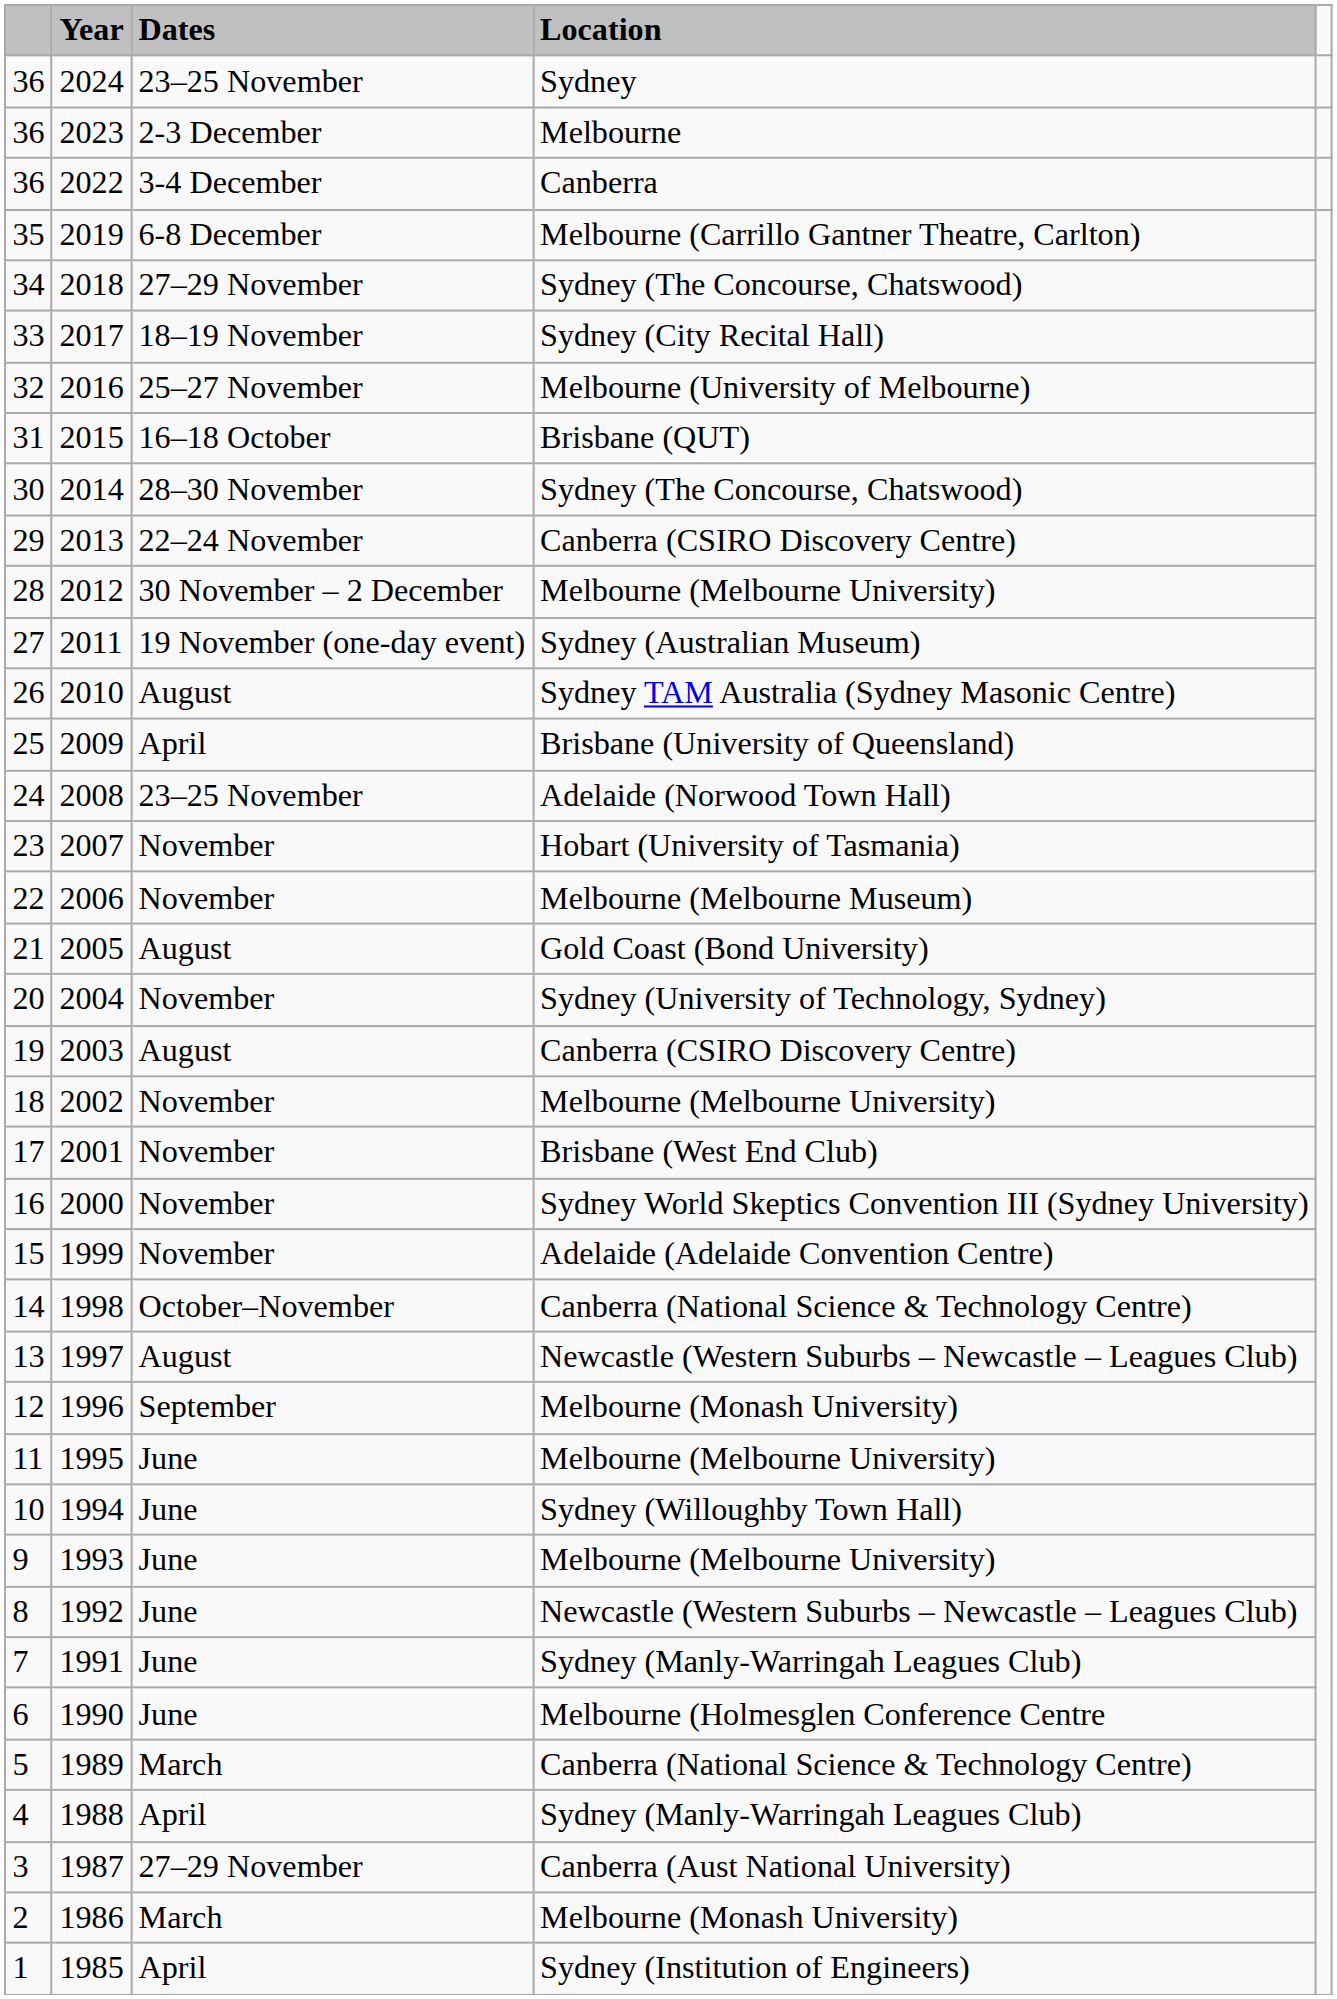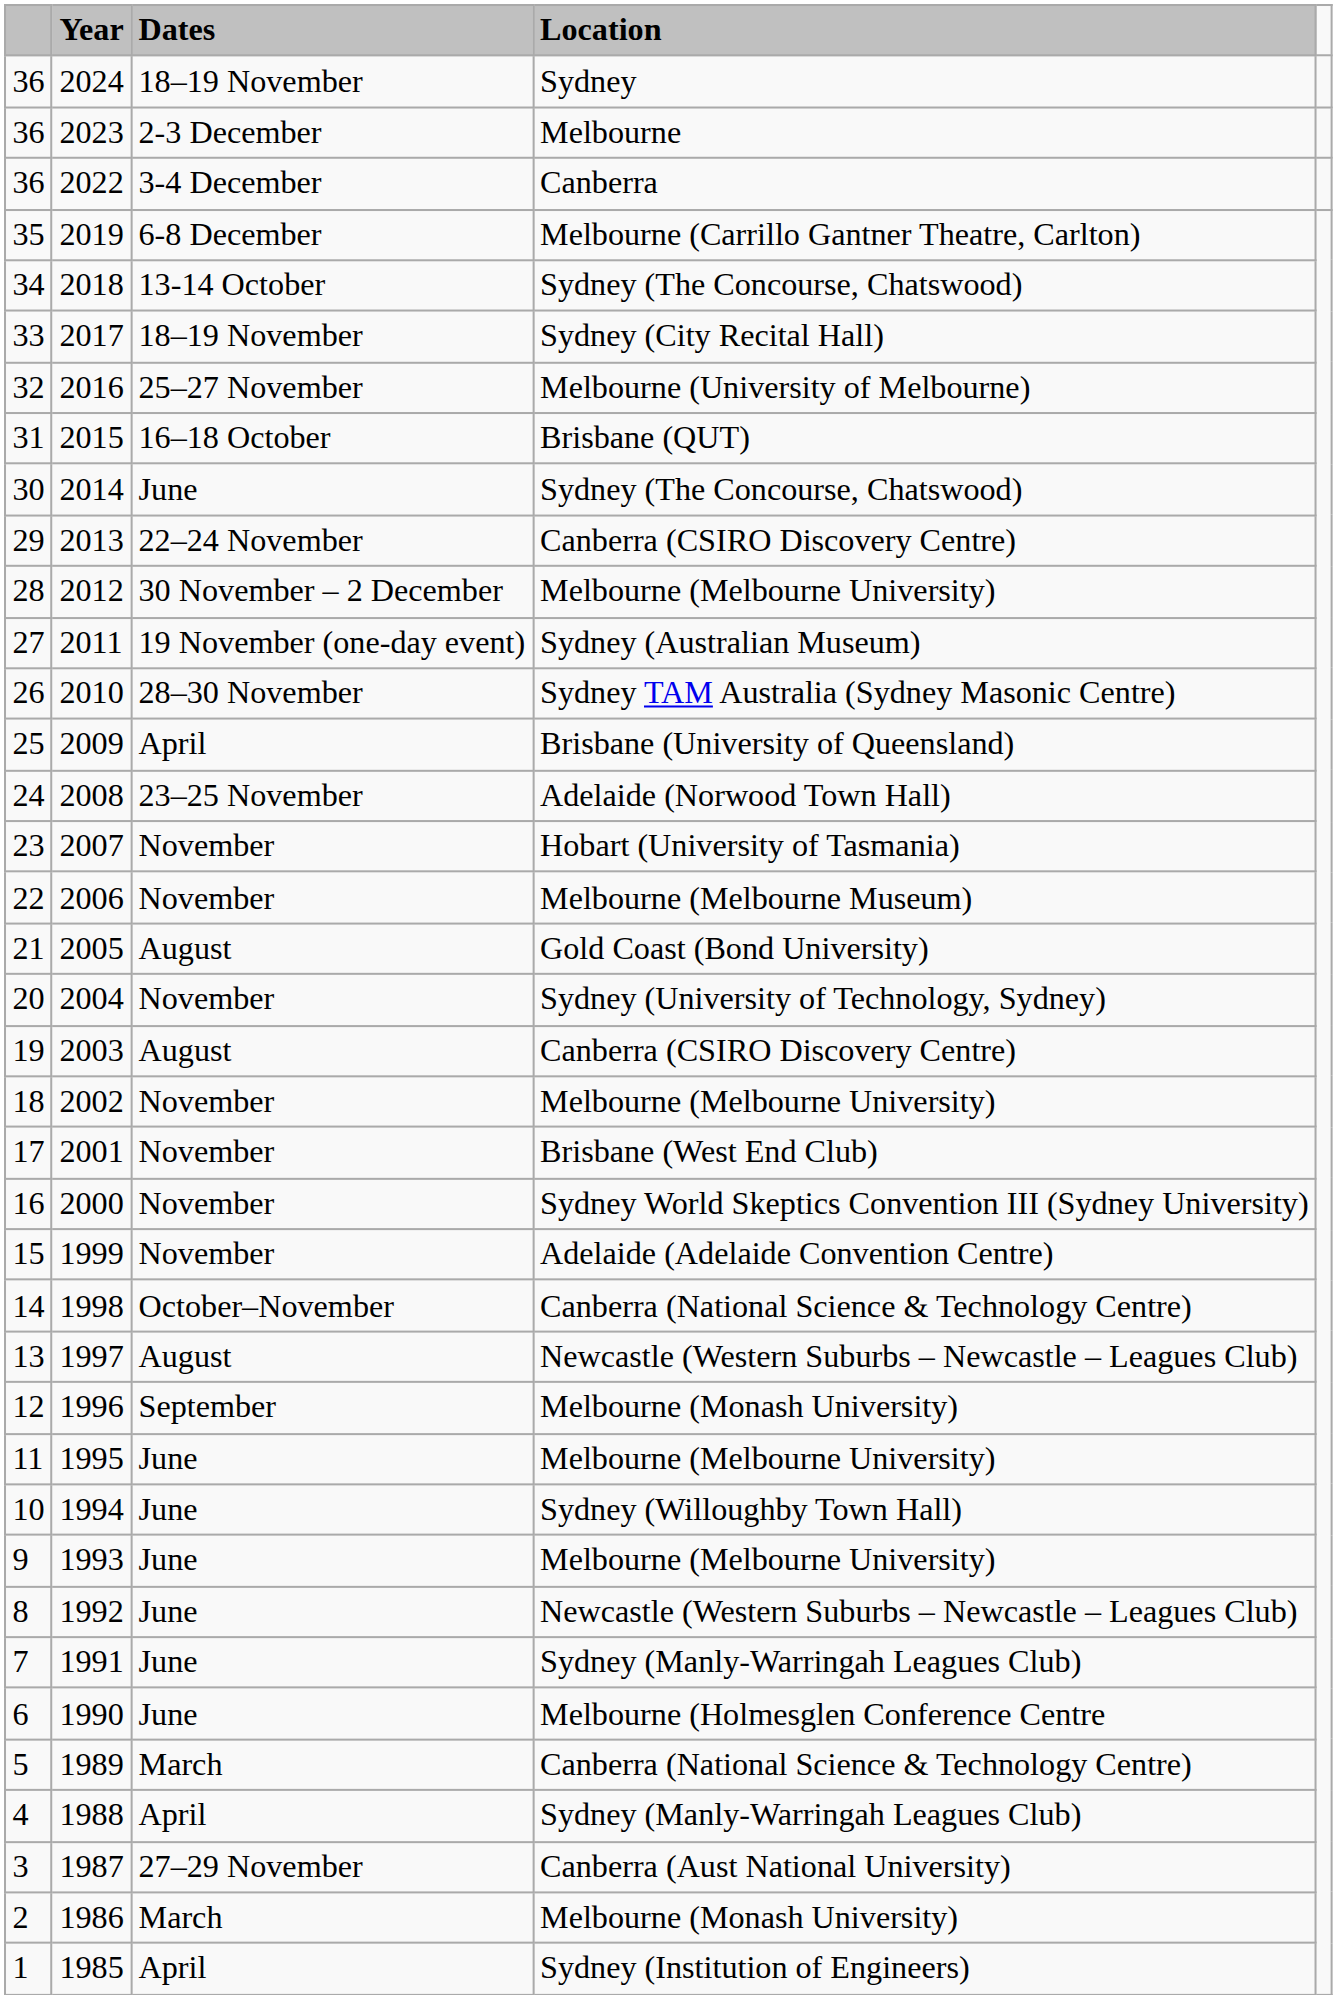(251, 81) 23–25 November -> (251, 81) 18–19 November
(251, 285) 27–29 November -> (232, 285) 13-14 October
(251, 489) 28–30 November -> (168, 489) June
(185, 693) August -> (251, 693) 28–30 November
